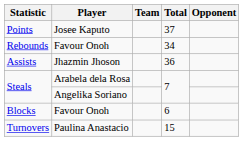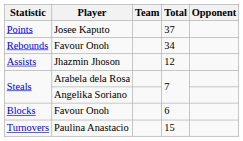(169, 62) 36 -> (169, 62) 12
